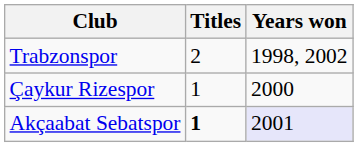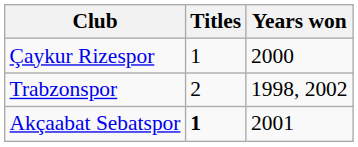rows swapped: (63, 55) <-> (82, 89)
(273, 123) lavender background -> (273, 123) no background
